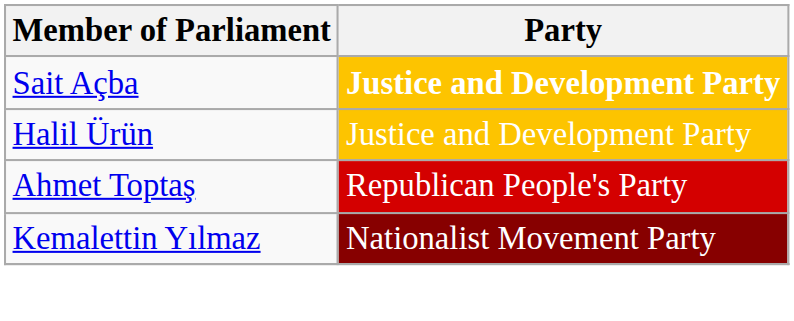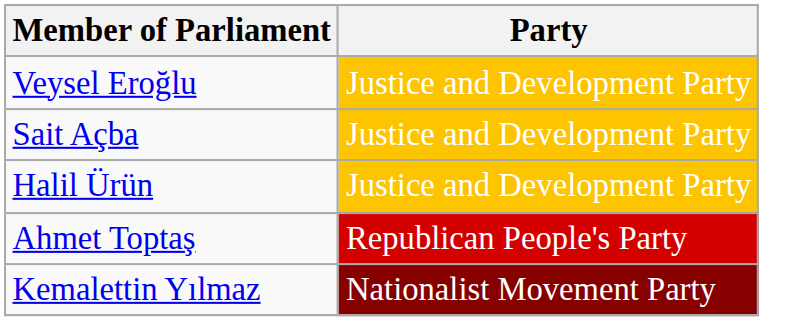+ row: (105, 82)
(563, 82) bold -> (549, 133) normal
